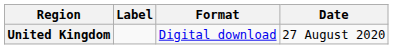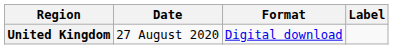columns swapped: (334, 14) <-> (135, 14)
